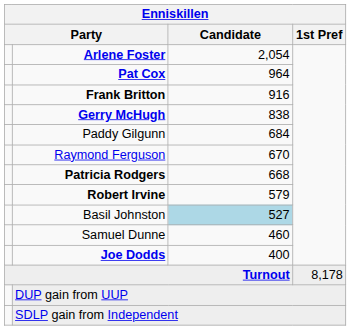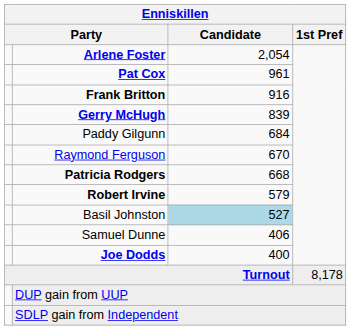(279, 74) 964 -> (279, 74) 961
(279, 114) 838 -> (279, 114) 839
(279, 235) 460 -> (279, 235) 406
